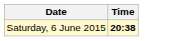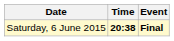+ column: (154, 12)
